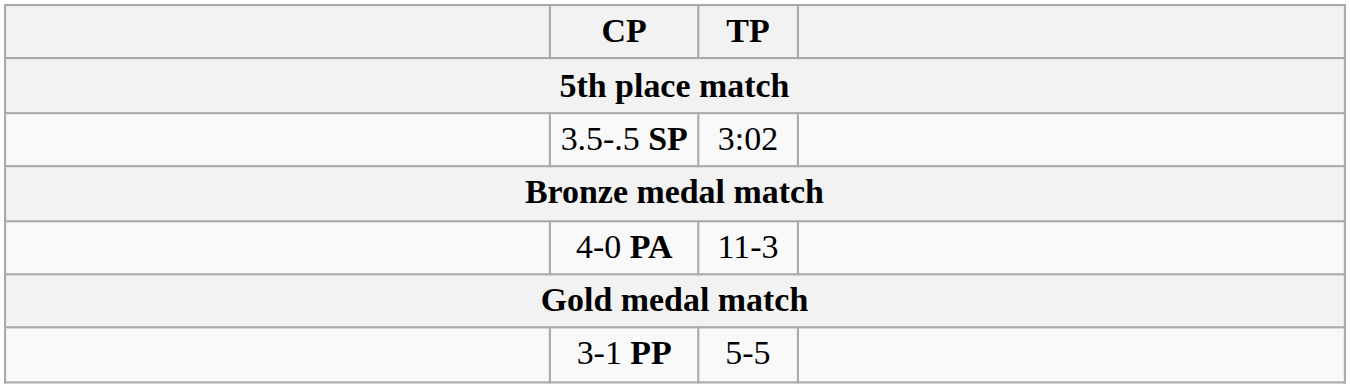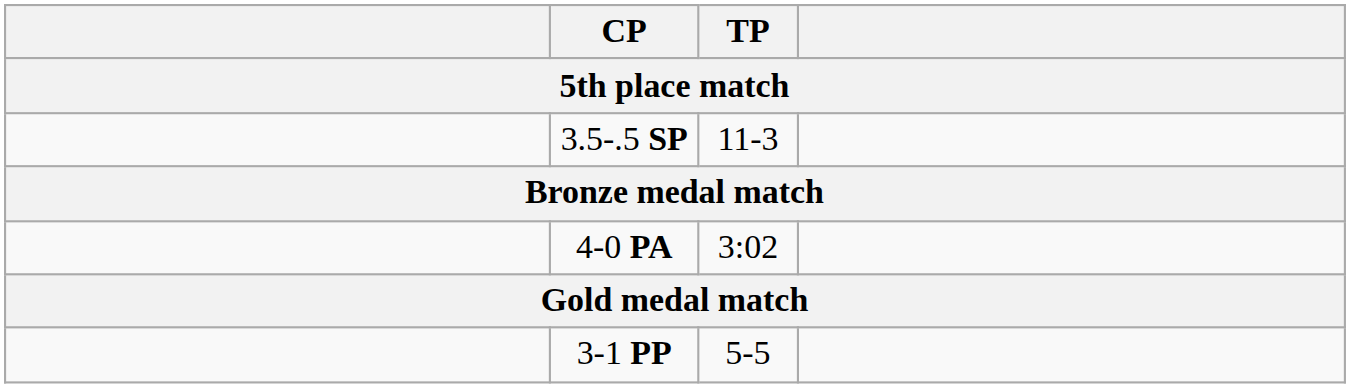(748, 138) 3:02 -> (748, 138) 11-3
(748, 246) 11-3 -> (748, 246) 3:02
